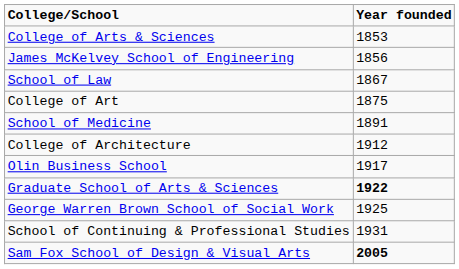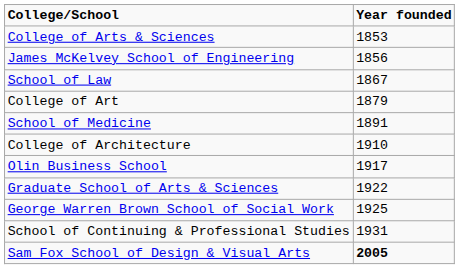(372, 102) 1875 -> (372, 102) 1879
(372, 145) 1912 -> (372, 145) 1910
(372, 188) bold -> (372, 188) normal
